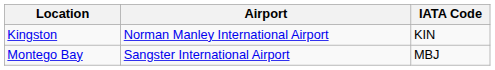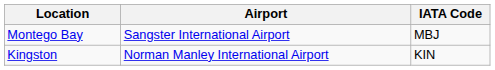rows swapped: (32, 34) <-> (45, 55)
